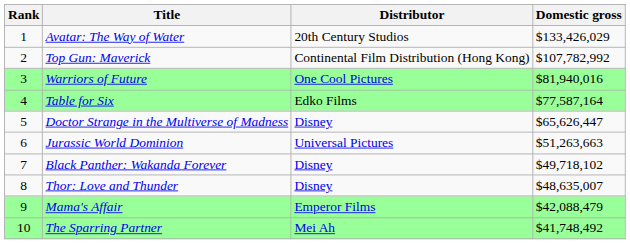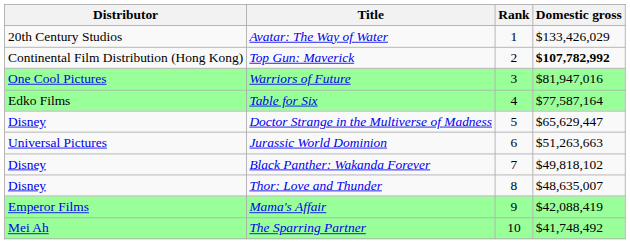columns swapped: (24, 15) <-> (412, 15)
(573, 57) normal -> (573, 57) bold
(569, 79) $81,940,016 -> (569, 79) $81,947,016
(569, 121) $65,626,447 -> (569, 121) $65,629,447
(569, 164) $49,718,102 -> (569, 164) $49,818,102
(569, 206) $42,088,479 -> (569, 206) $42,088,419
